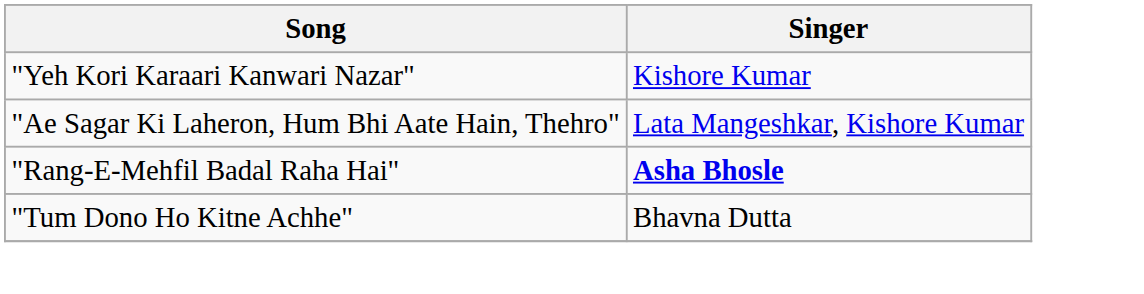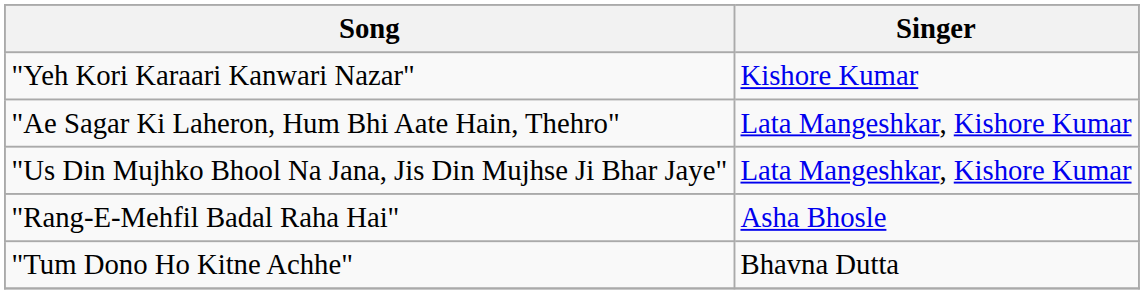+ row: (369, 170)
(708, 170) bold -> (813, 217) normal
